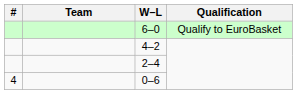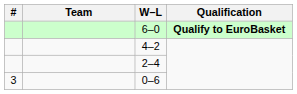(229, 30) normal -> (229, 30) bold
(14, 81) 4 -> (14, 81) 3
